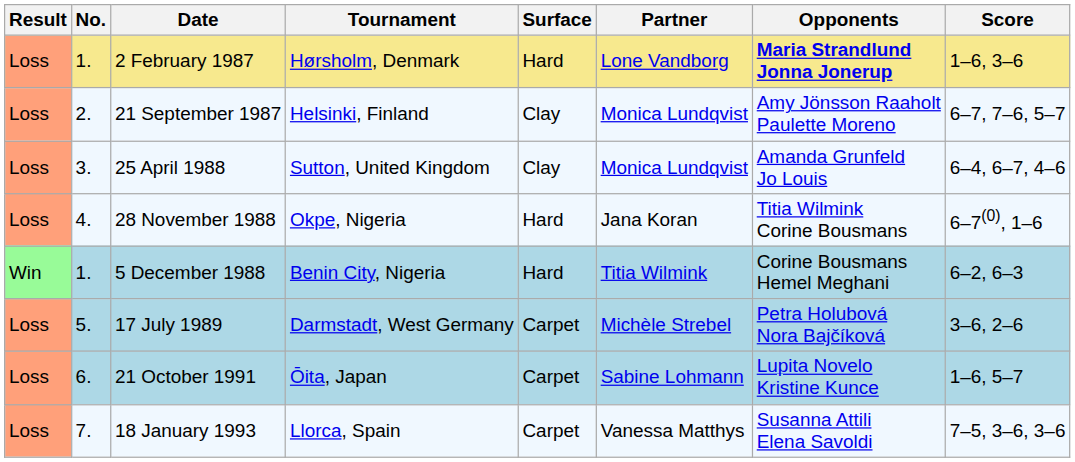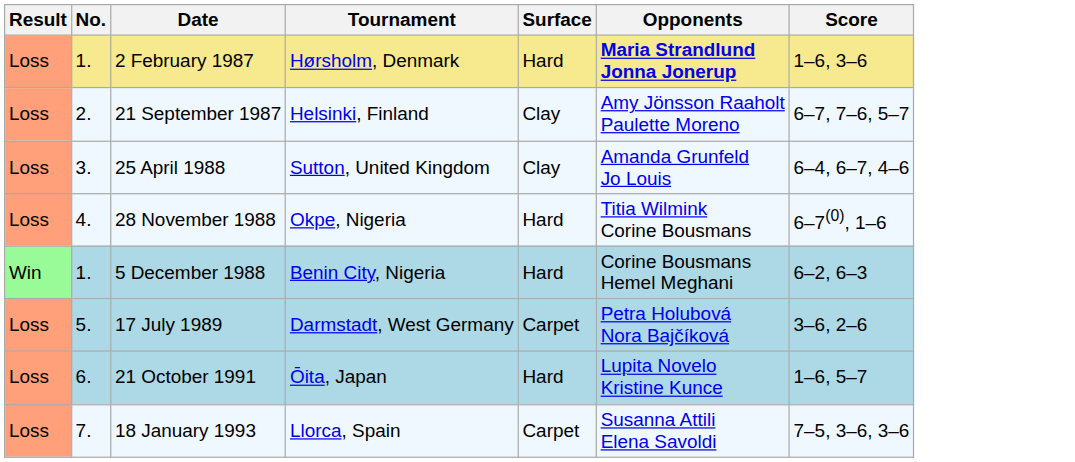- column: (674, 19)
(551, 377) Carpet -> (543, 377) Hard
